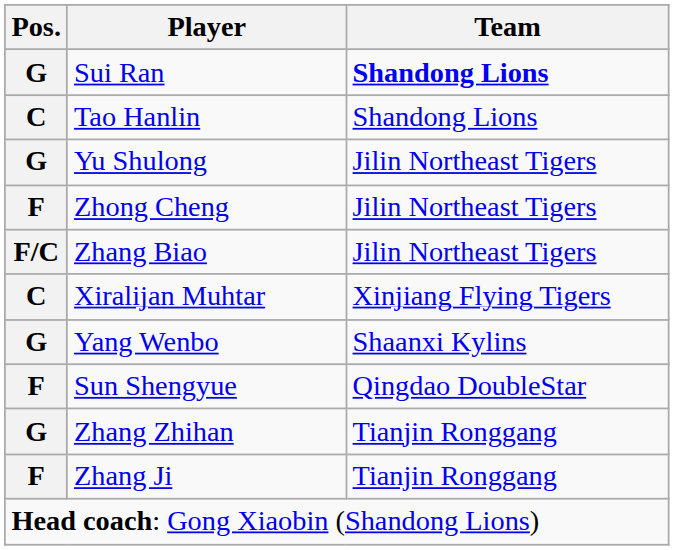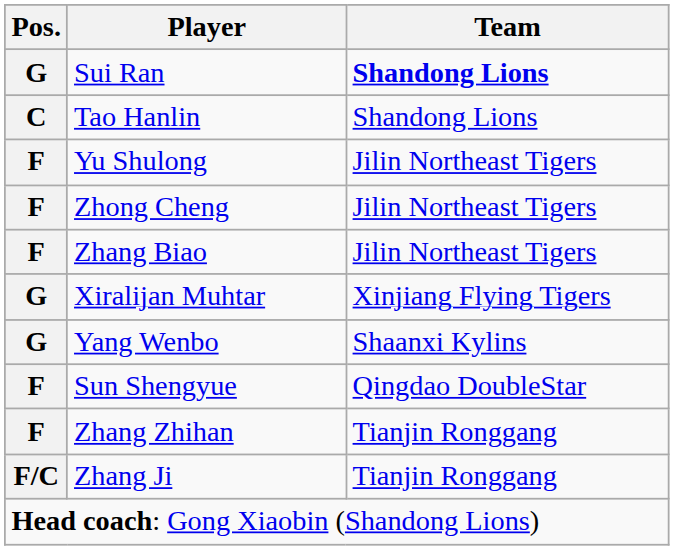(36, 161) G -> (36, 161) F
(36, 251) F/C -> (36, 251) F
(36, 296) C -> (36, 296) G
(36, 431) G -> (36, 431) F
(36, 476) F -> (36, 476) F/C
